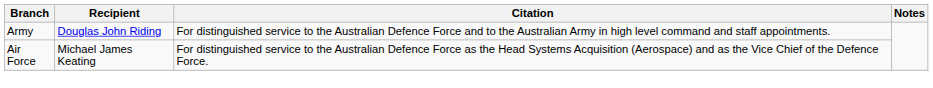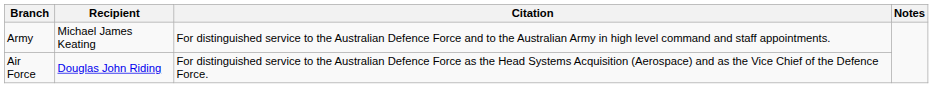(109, 31) Douglas John Riding -> (95, 38) Michael James Keating
(95, 55) Michael James Keating -> (109, 68) Douglas John Riding
